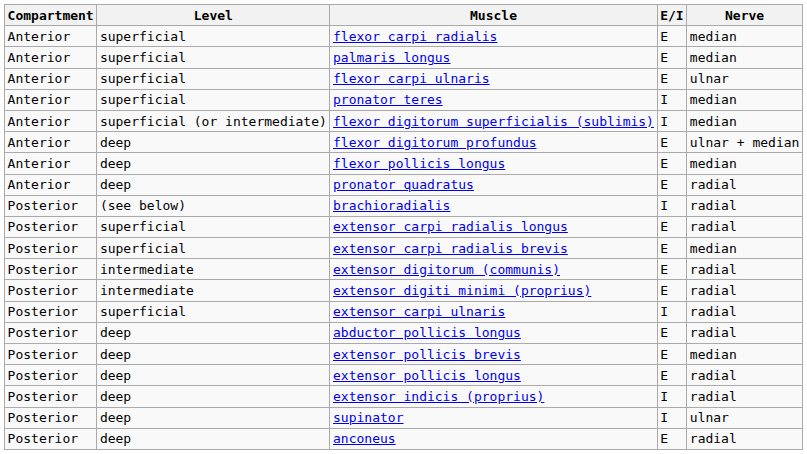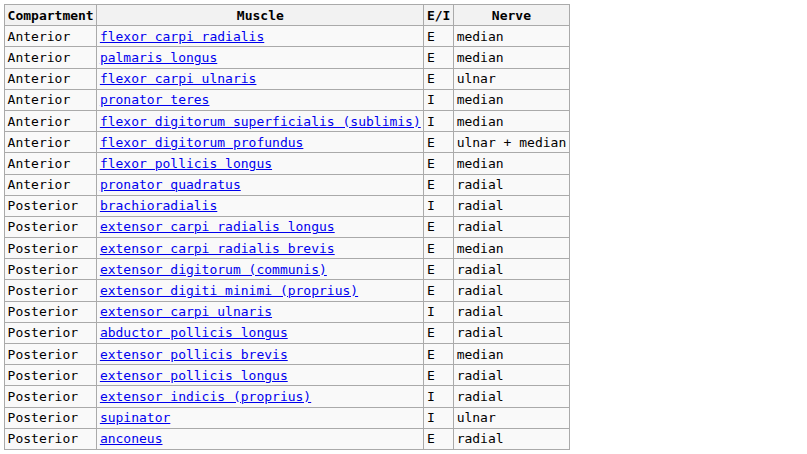- column: (213, 15)
